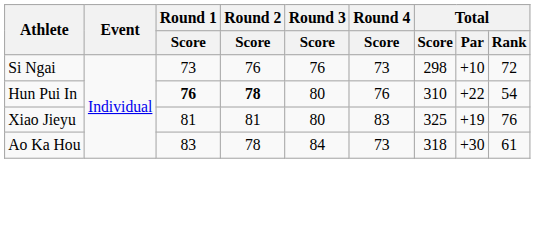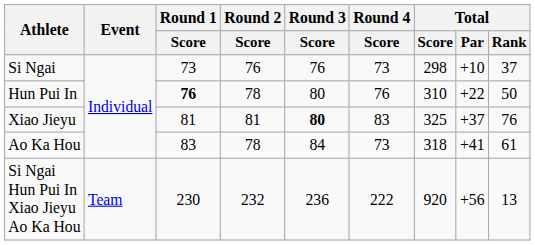(509, 68) 72 -> (509, 68) 37
(253, 94) bold -> (253, 94) normal
(509, 94) 54 -> (509, 94) 50
(317, 119) normal -> (317, 119) bold
(472, 119) +19 -> (472, 119) +37
(472, 145) +30 -> (472, 145) +41
+ row: (44, 199)
